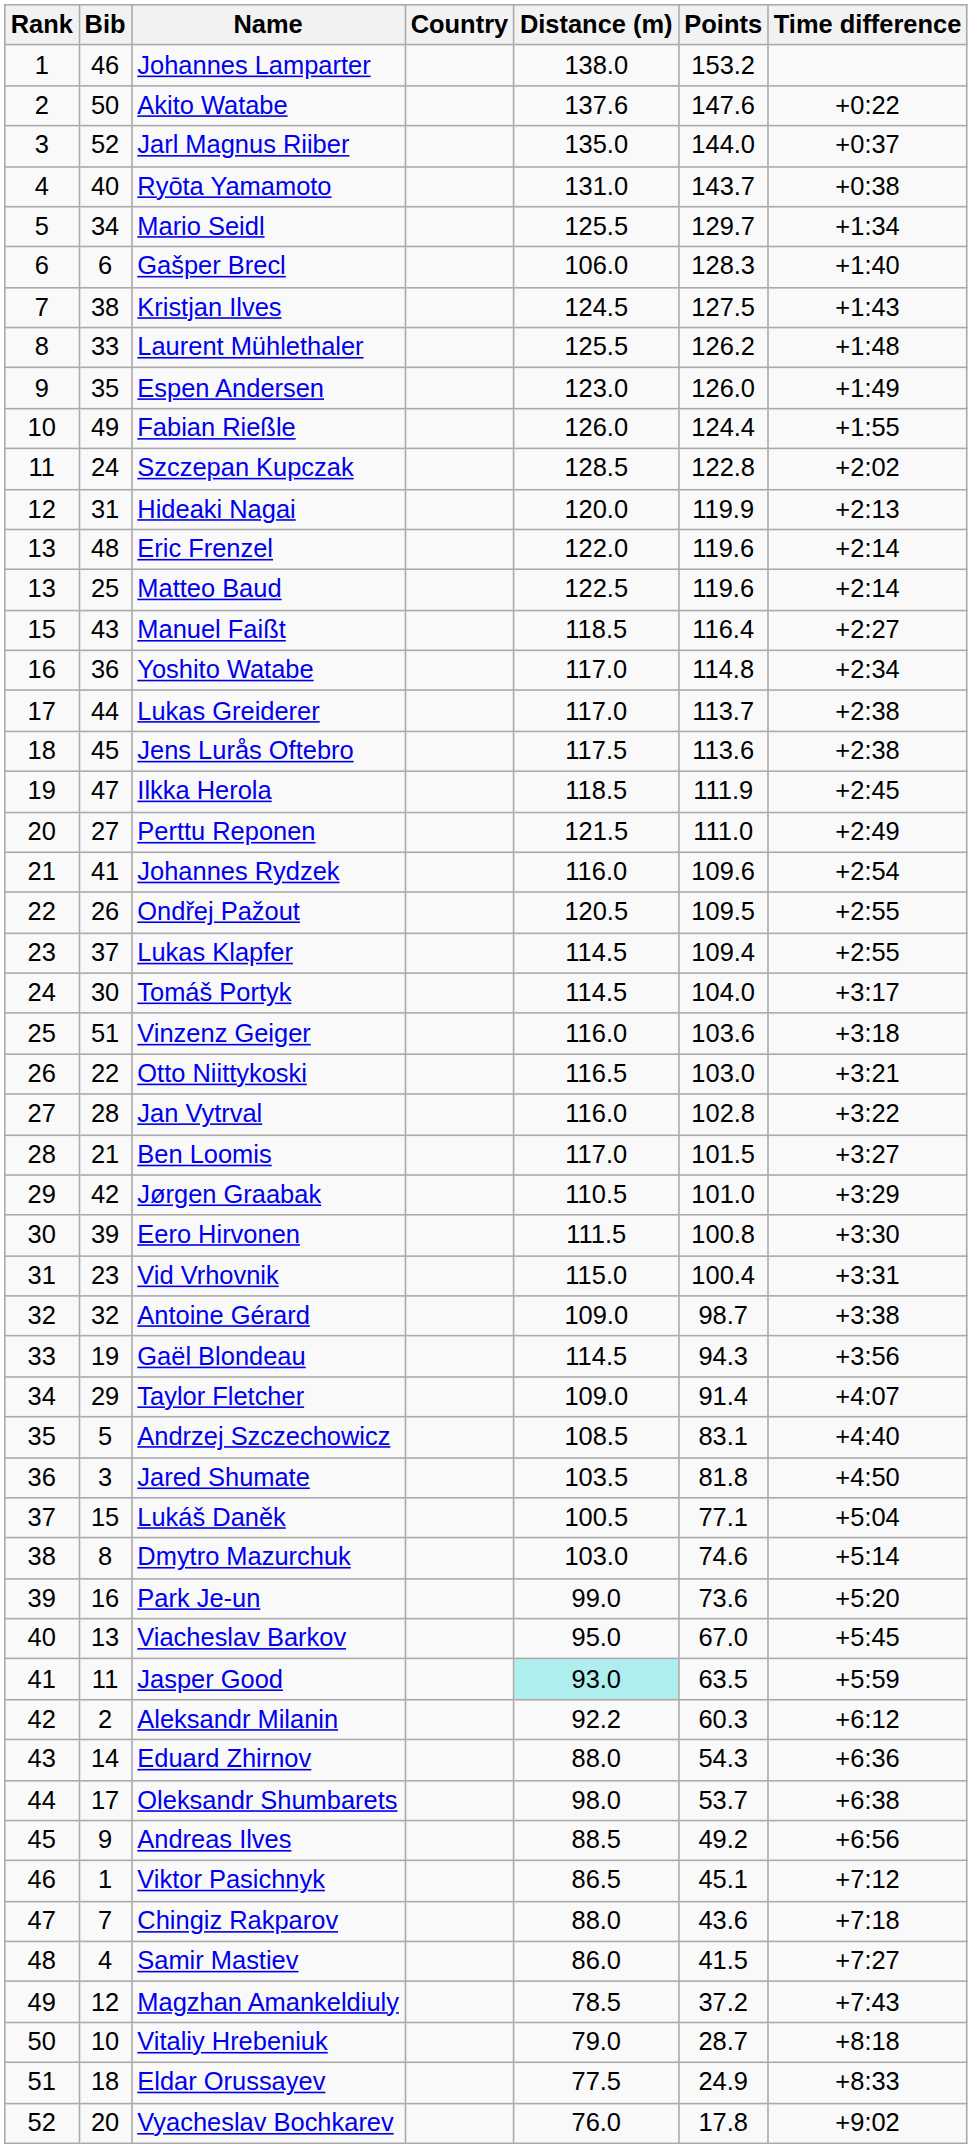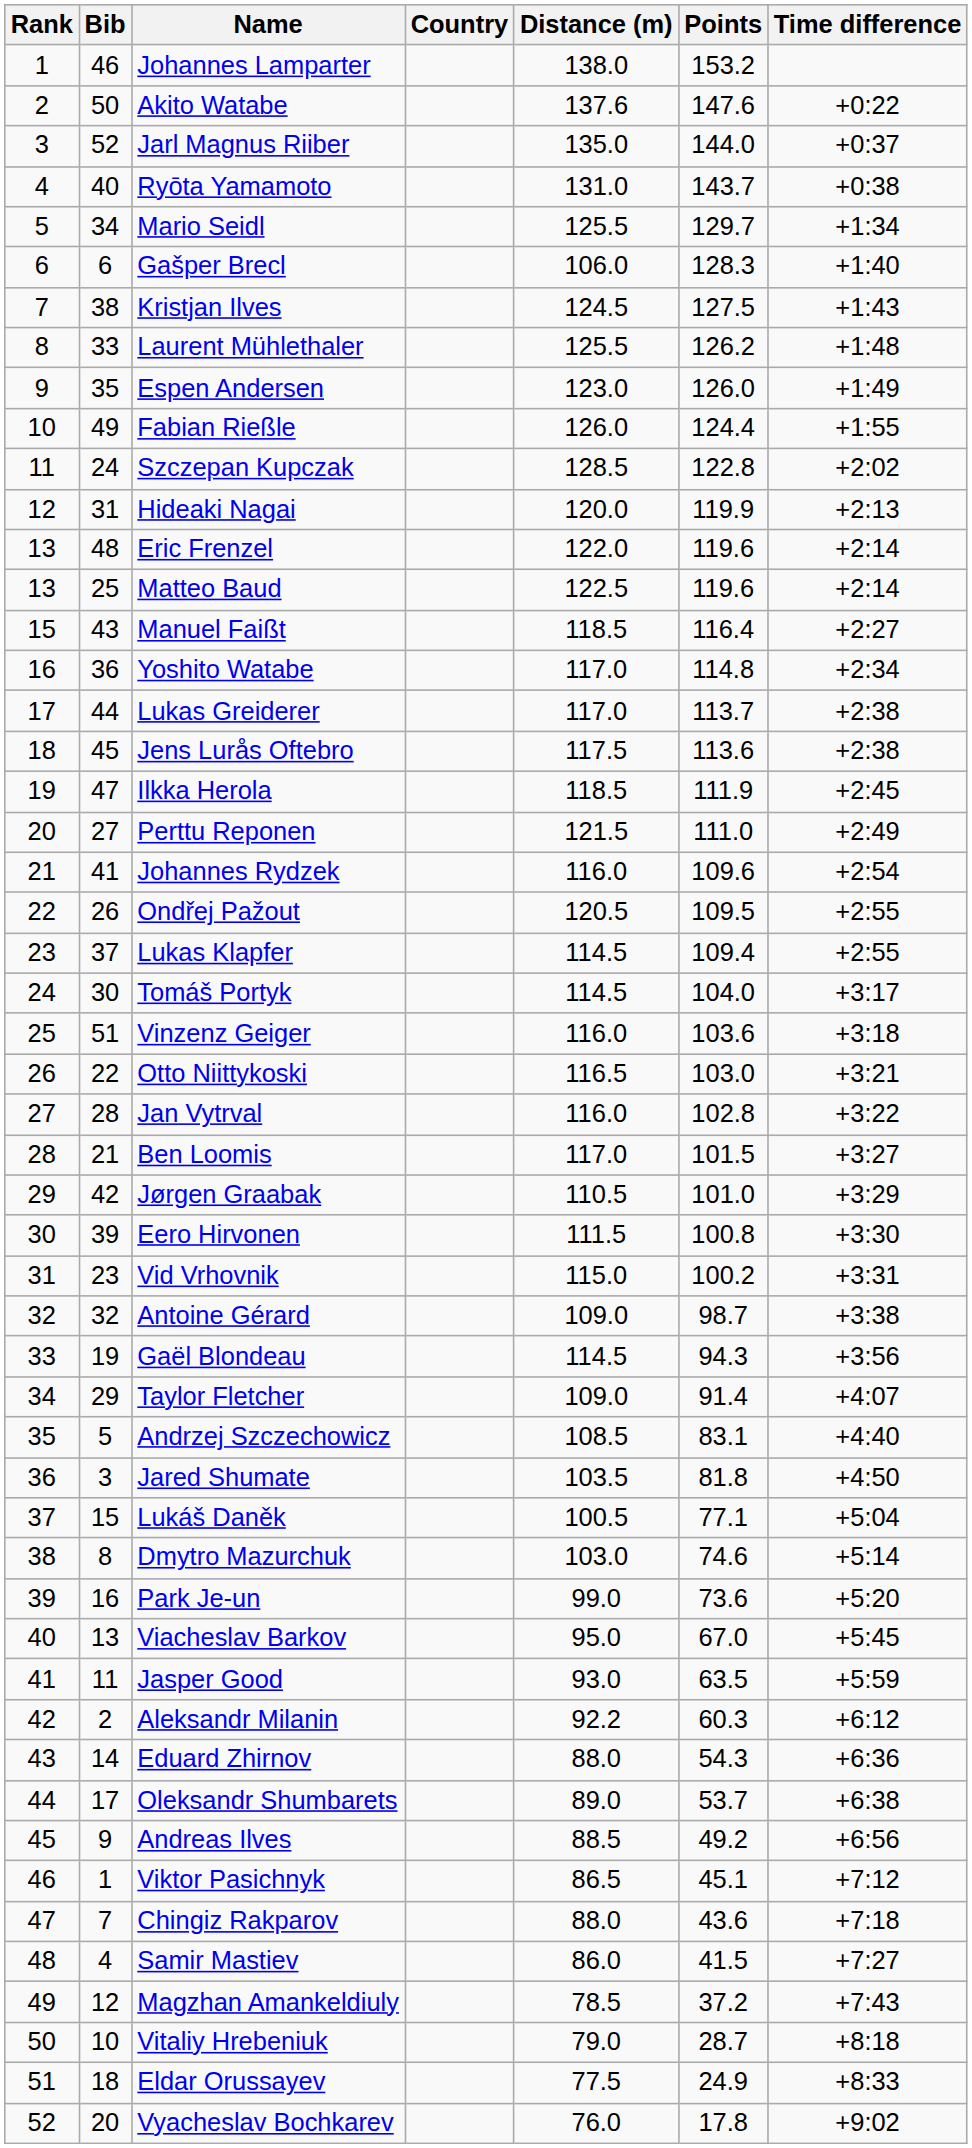(723, 1275) 100.4 -> (723, 1275) 100.2
(596, 1678) paleturquoise background -> (596, 1678) no background
(596, 1799) 98.0 -> (596, 1799) 89.0
